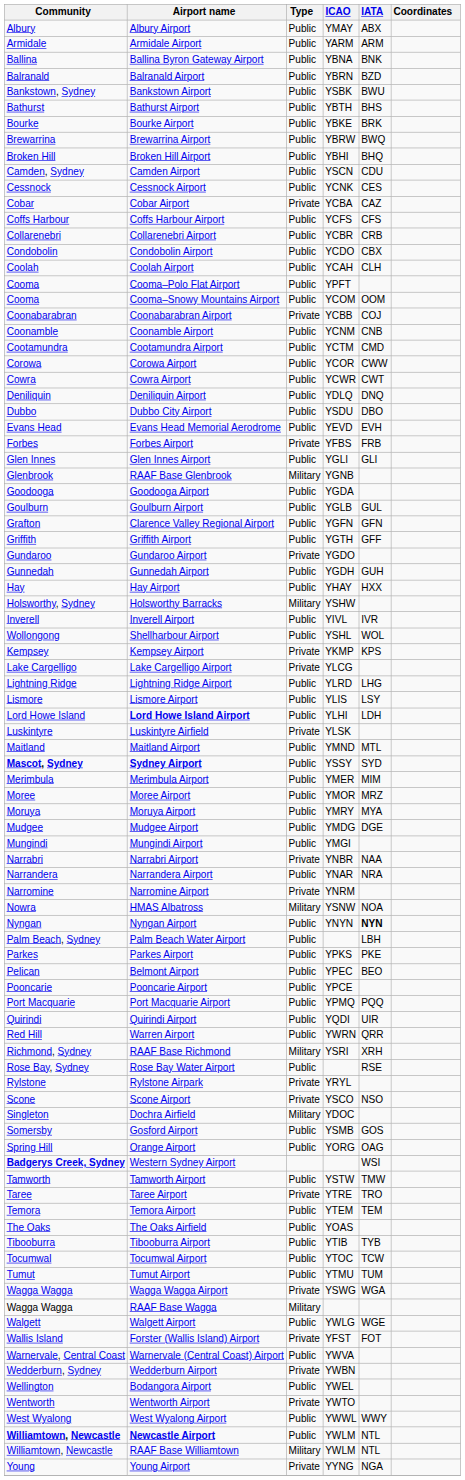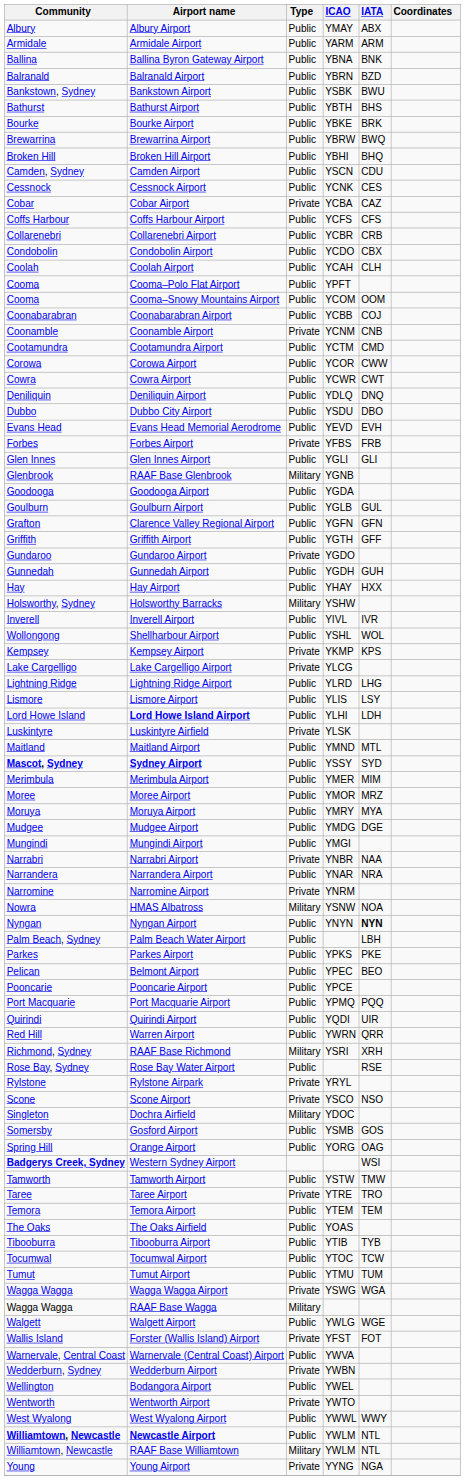(304, 316) Private -> (302, 316) Public
(302, 332) Public -> (304, 332) Private
